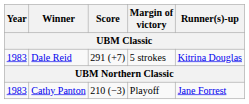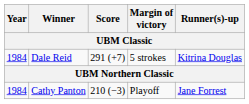(17, 57) 1983 -> (17, 57) 1984
(17, 91) 1983 -> (17, 91) 1984
